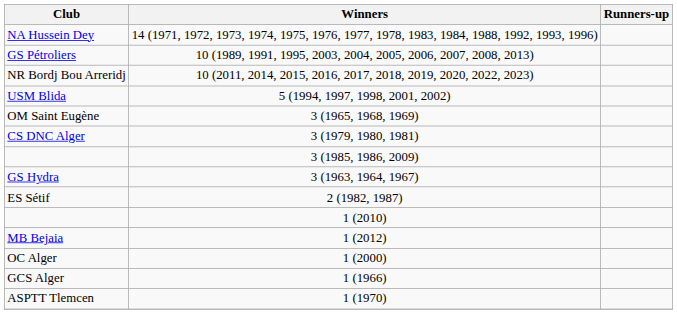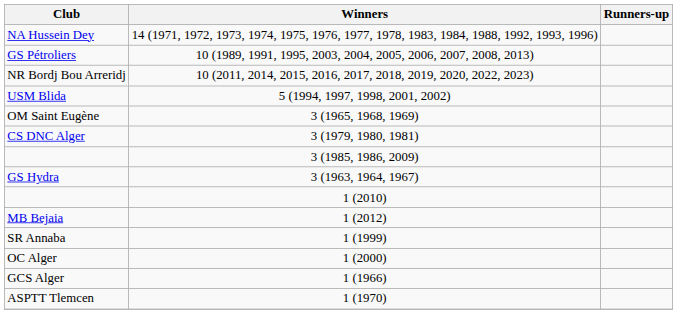- row: (29, 197)
+ row: (36, 237)
